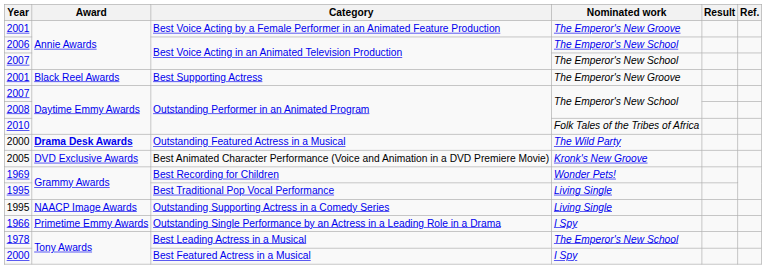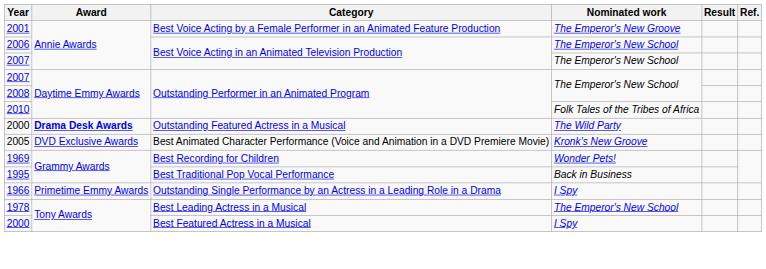- row: (18, 77)
(583, 191) Living Single -> (593, 175) Back in Business
- row: (18, 207)
